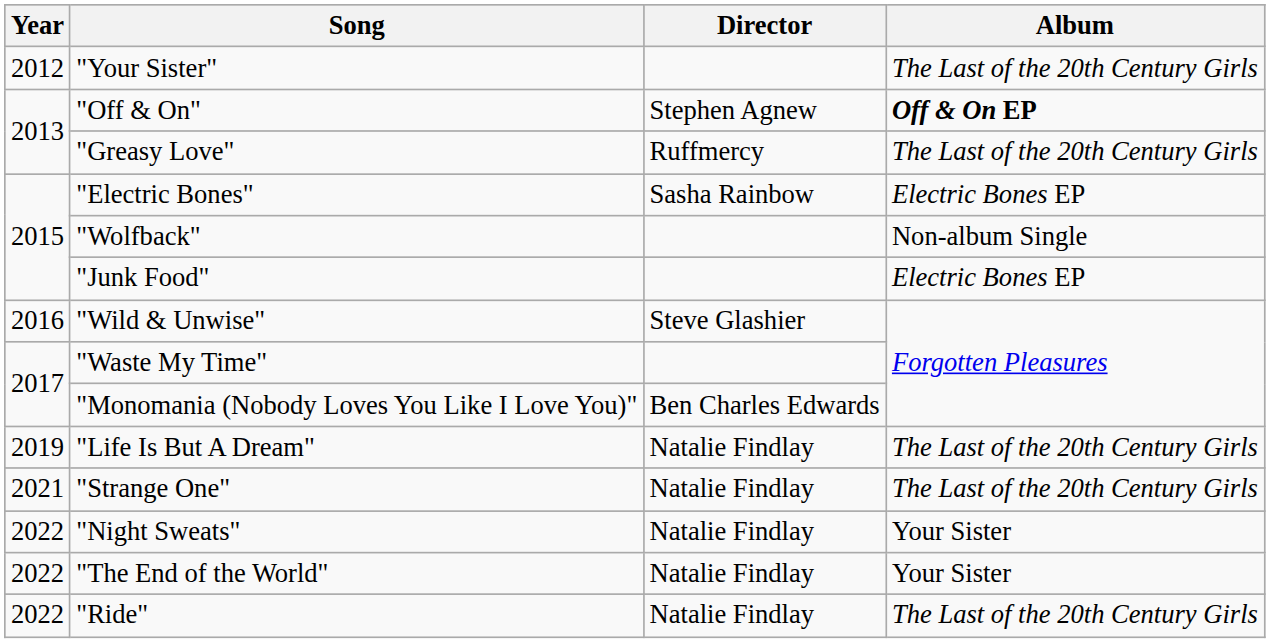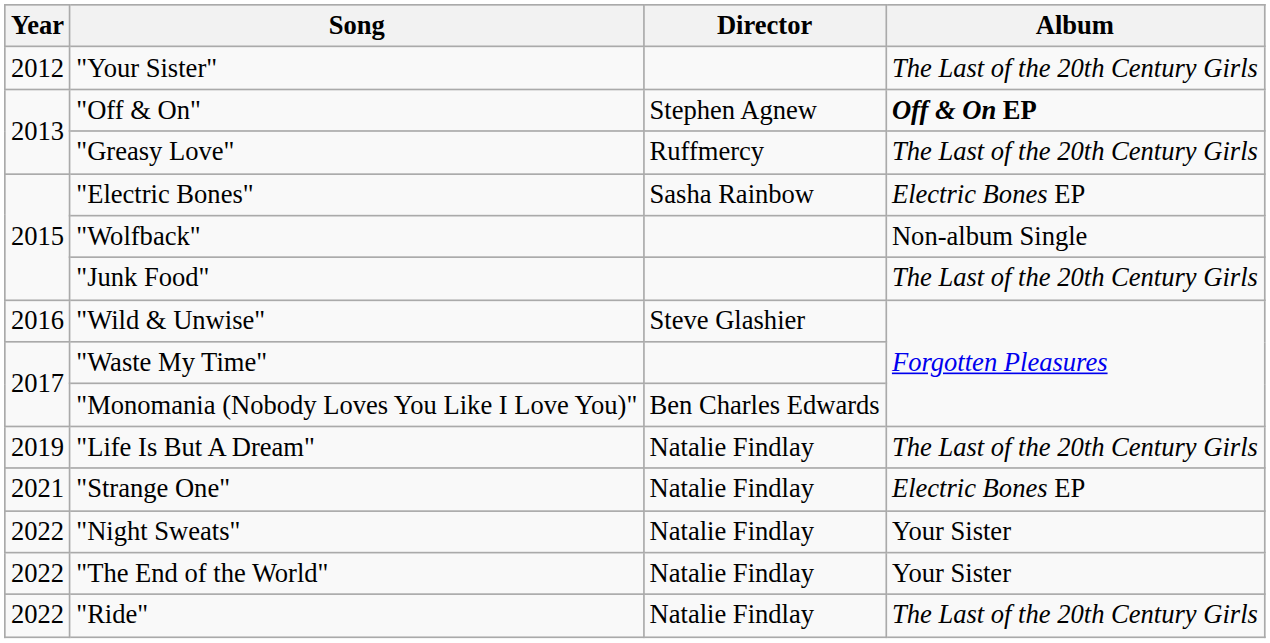(989, 278) Electric Bones EP -> (1075, 278) The Last of the 20th Century Girls
(1075, 488) The Last of the 20th Century Girls -> (989, 488) Electric Bones EP
